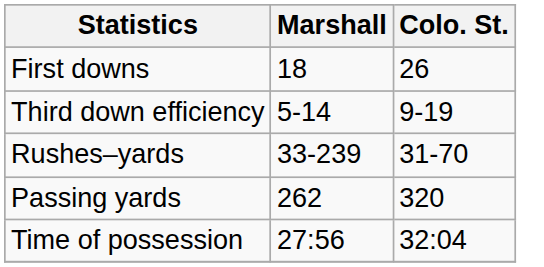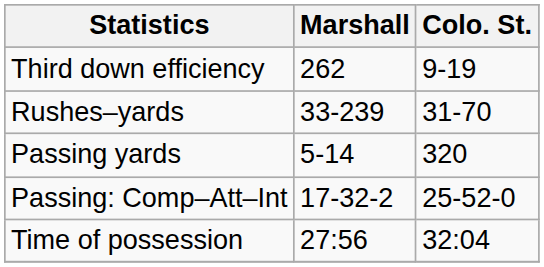- row: (80, 68)
(304, 111) 5-14 -> (323, 68) 262
(300, 197) 262 -> (327, 154) 5-14
+ row: (149, 197)
